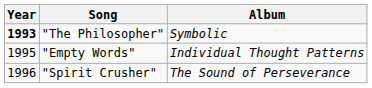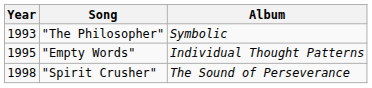(22, 34) bold -> (22, 34) normal
(22, 73) 1996 -> (22, 73) 1998
